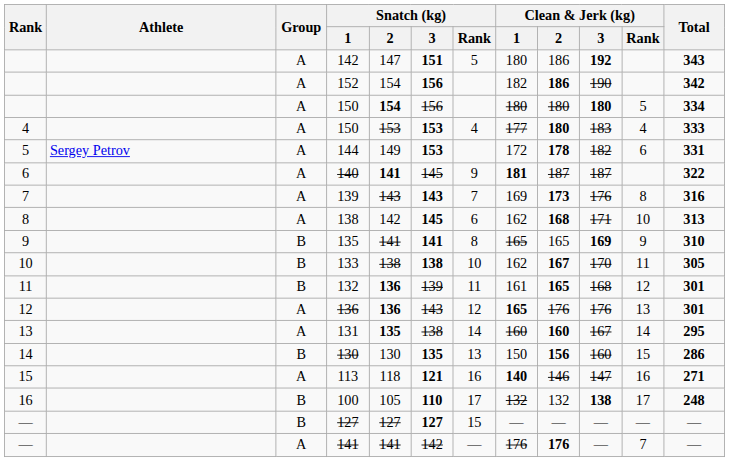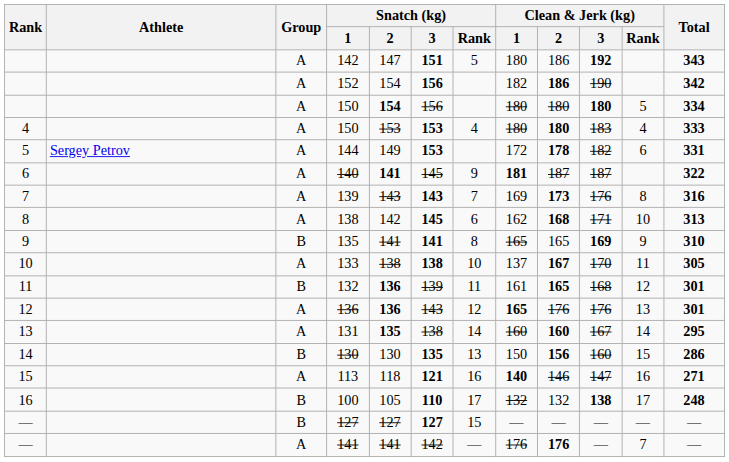(516, 128) 177 -> (516, 128) 180
(301, 264) B -> (301, 264) A
(516, 264) 162 -> (516, 264) 137
